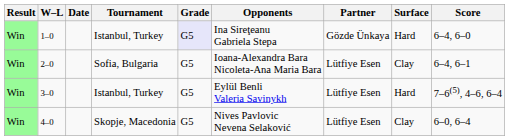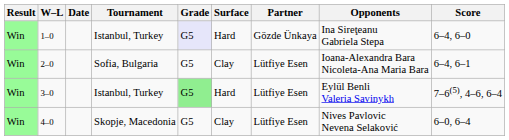columns swapped: (412, 12) <-> (268, 12)
(187, 92) no background -> (187, 92) lightgreen background
